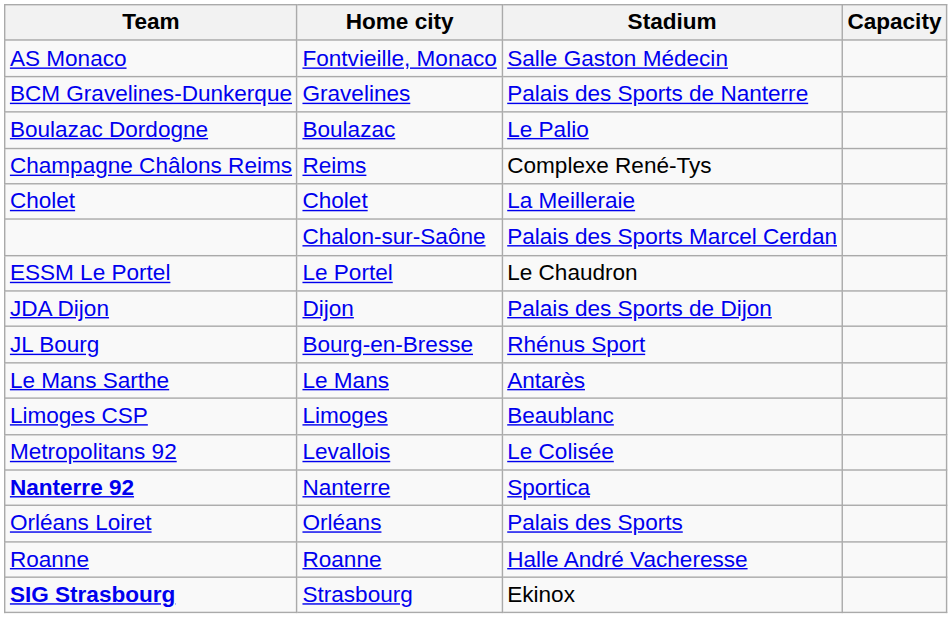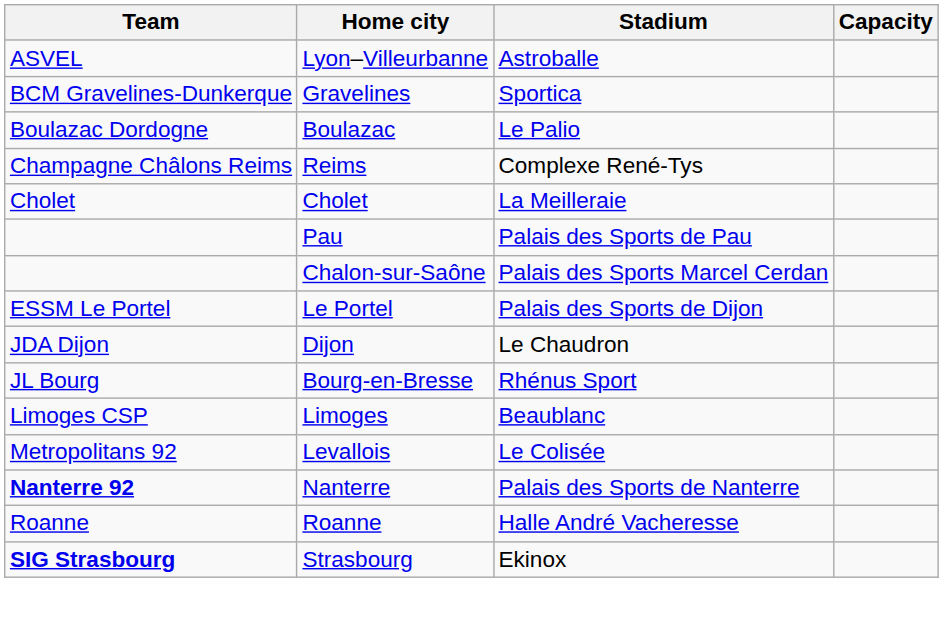- row: (400, 58)
+ row: (395, 58)
(658, 93) Palais des Sports de Nanterre -> (540, 93) Sportica
+ row: (323, 237)
(572, 272) Le Chaudron -> (631, 308) Palais des Sports de Dijon
(640, 308) Palais des Sports de Dijon -> (564, 344) Le Chaudron
- row: (346, 380)
(549, 487) Sportica -> (649, 487) Palais des Sports de Nanterre
- row: (342, 523)
